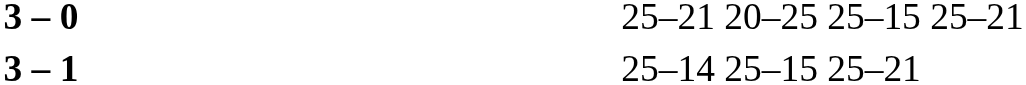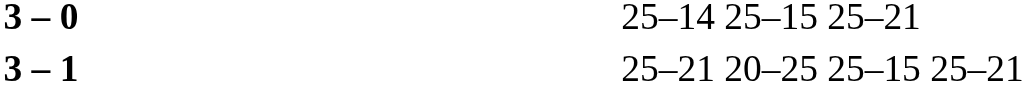(823, 16) 25–21 20–25 25–15 25–21 -> (771, 16) 25–14 25–15 25–21
(771, 68) 25–14 25–15 25–21 -> (823, 68) 25–21 20–25 25–15 25–21
